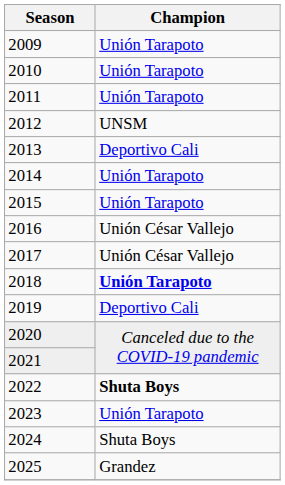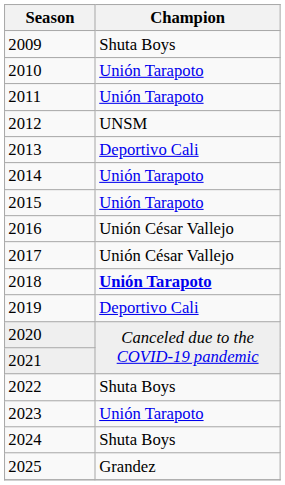(151, 44) Unión Tarapoto -> (137, 44) Shuta Boys
(139, 387) bold -> (137, 387) normal
